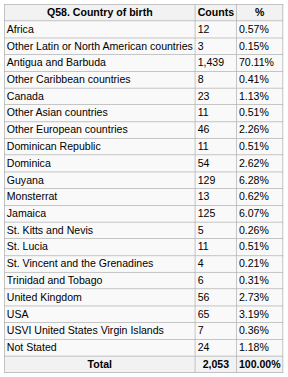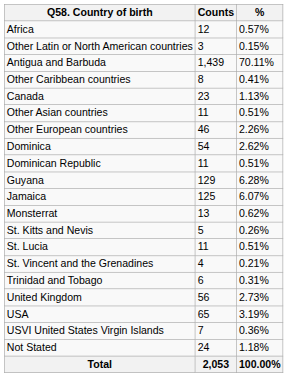rows swapped: (29, 163) <-> (54, 146)
rows swapped: (26, 213) <-> (32, 197)
